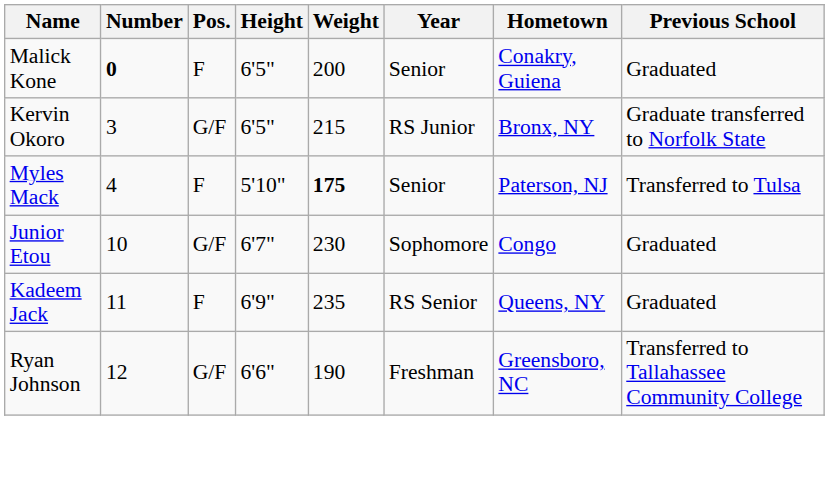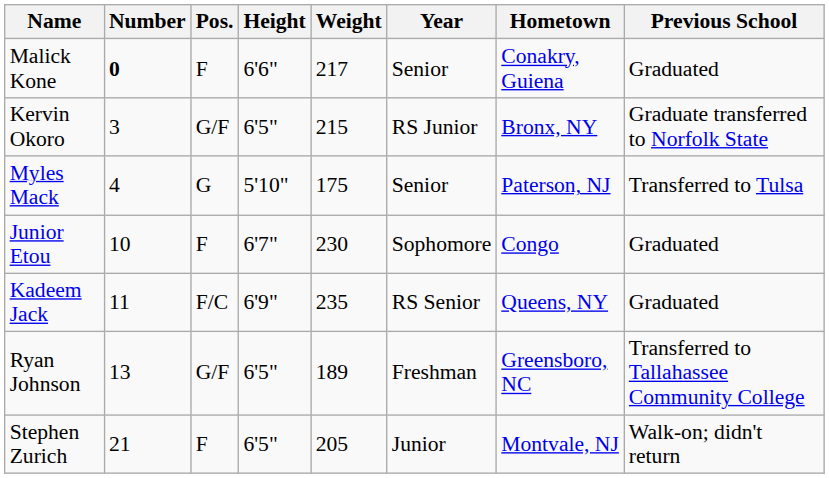(258, 68) 6'5" -> (261, 68) 6'6"
(329, 68) 200 -> (332, 68) 217
(199, 185) F -> (203, 185) G
(329, 185) bold -> (332, 185) normal
(210, 243) G/F -> (202, 243) F
(199, 302) F -> (212, 302) F/C
(117, 372) 12 -> (120, 372) 13
(258, 372) 6'6" -> (261, 372) 6'5"
(329, 372) 190 -> (332, 372) 189
+ row: (44, 443)
